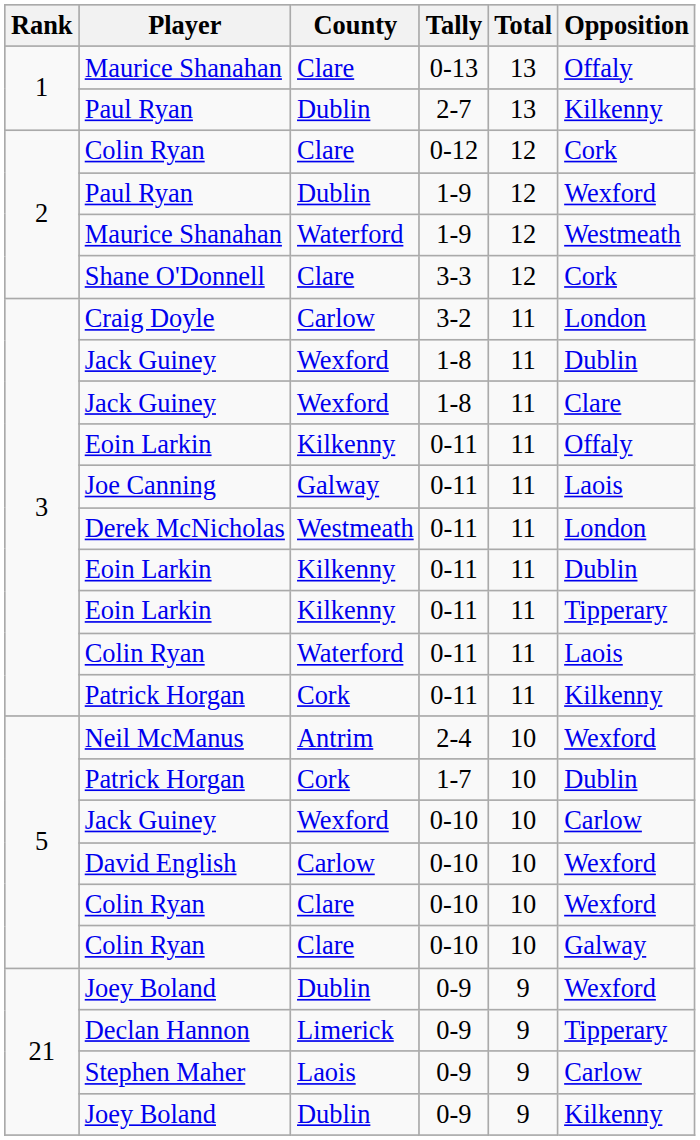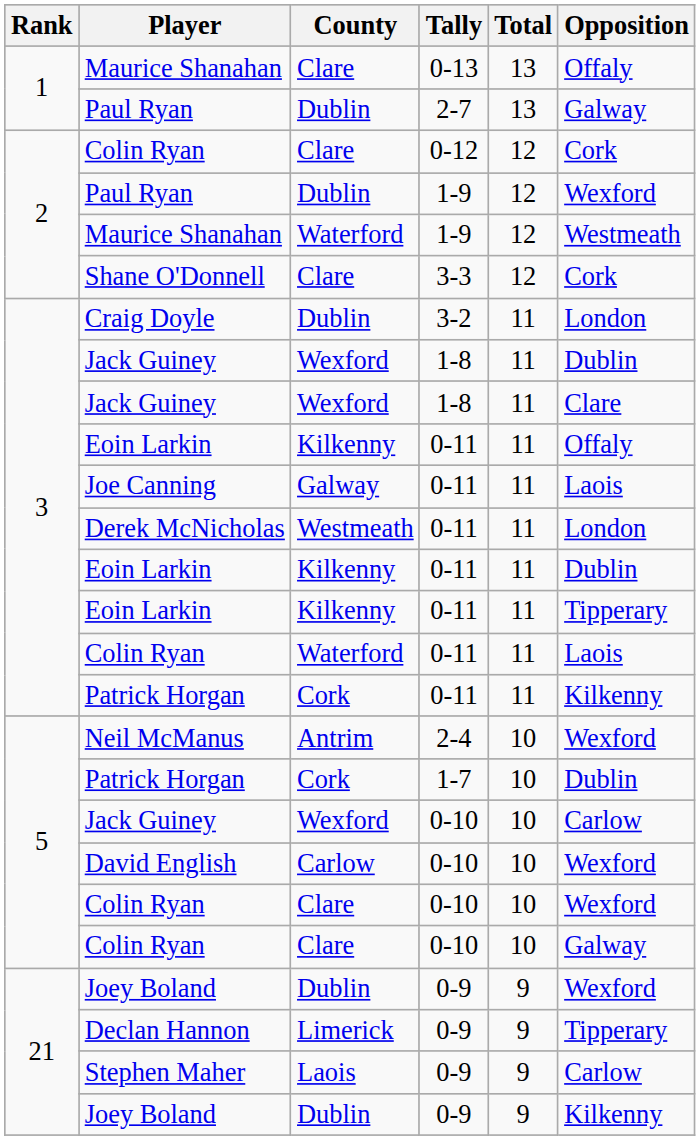(613, 109) Kilkenny -> (605, 109) Galway
(336, 318) Carlow -> (334, 318) Dublin
